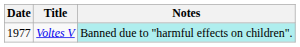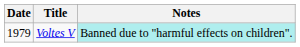(19, 32) 1977 -> (19, 32) 1979
